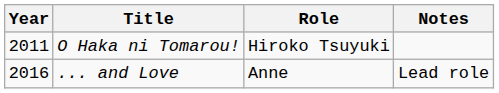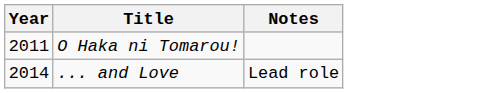- column: (319, 18)
(29, 74) 2016 -> (29, 74) 2014
